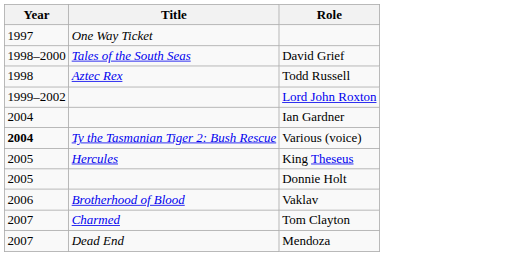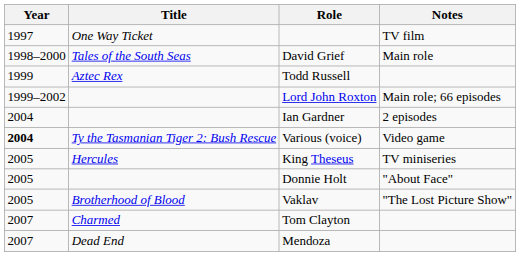+ column: (447, 14)
(20, 76) 1998 -> (20, 76) 1999
(20, 199) 2006 -> (20, 199) 2005
